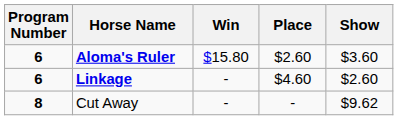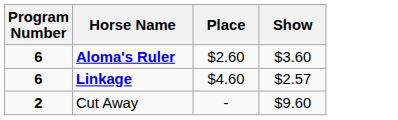- column: (226, 25)
(359, 80) $2.60 -> (293, 80) $2.57
(38, 103) 8 -> (38, 103) 2
(359, 103) $9.62 -> (293, 103) $9.60
